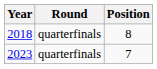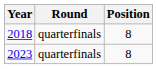(128, 53) 7 -> (128, 53) 8
